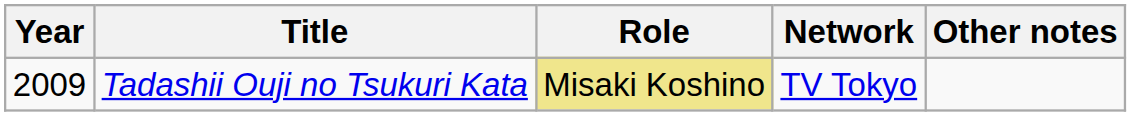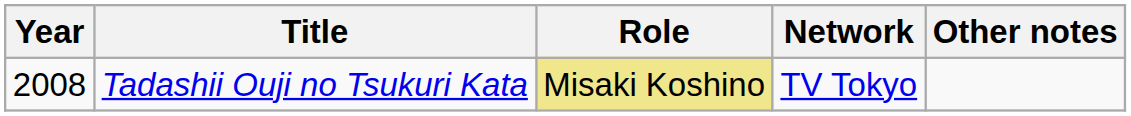(50, 84) 2009 -> (50, 84) 2008
